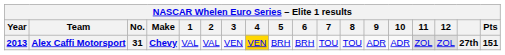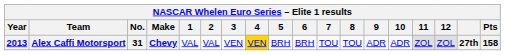(490, 42) 151 -> (490, 42) 158
